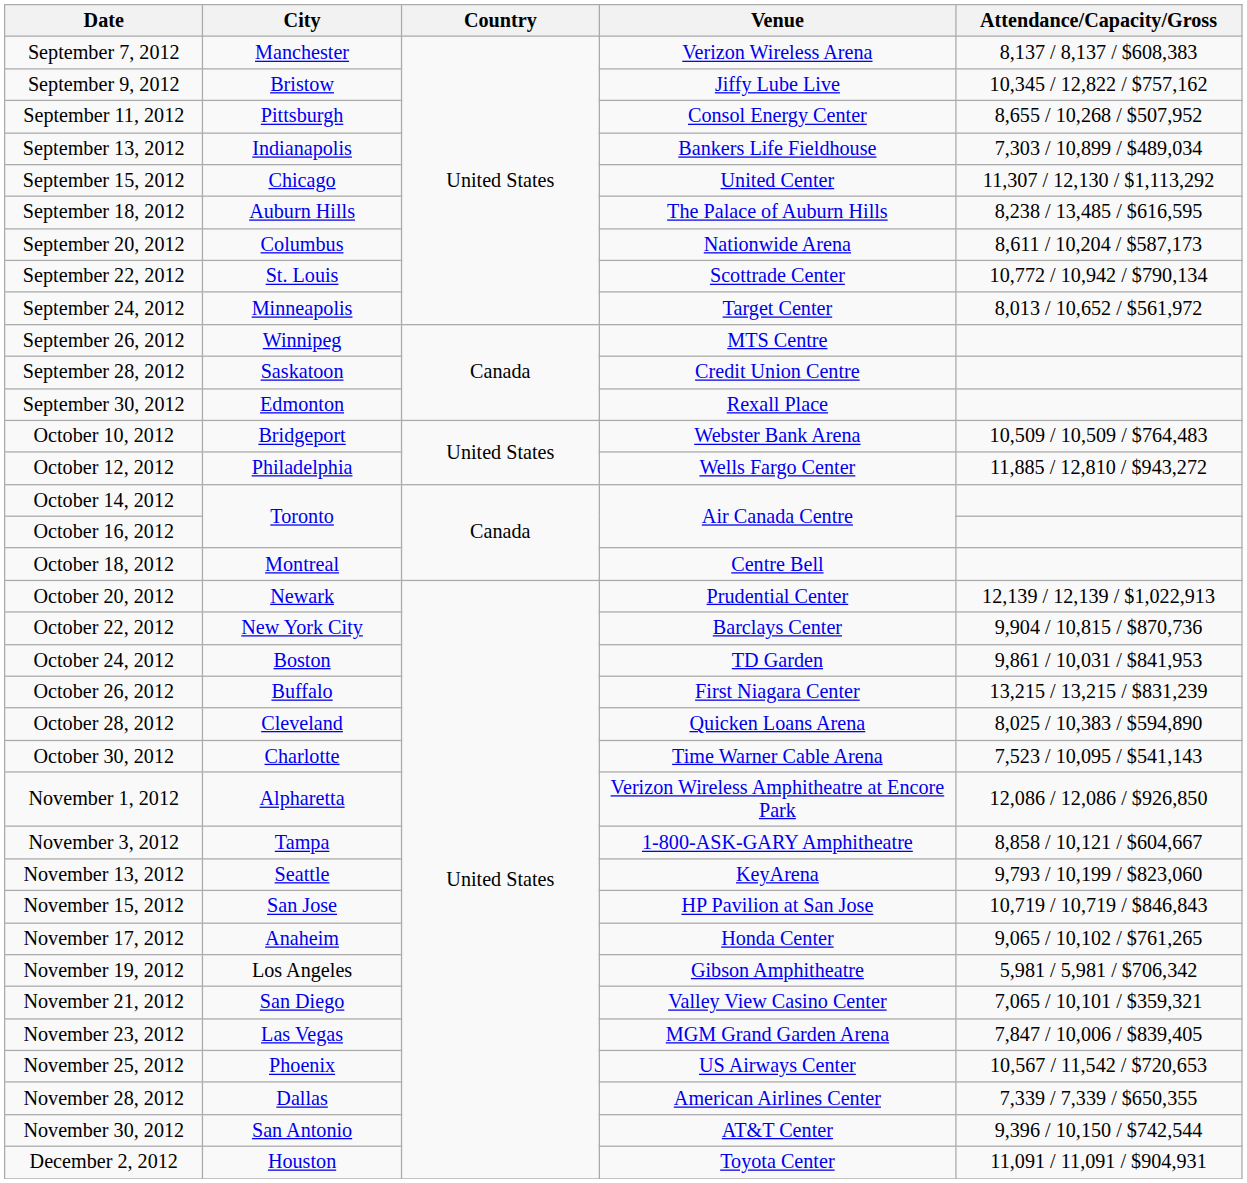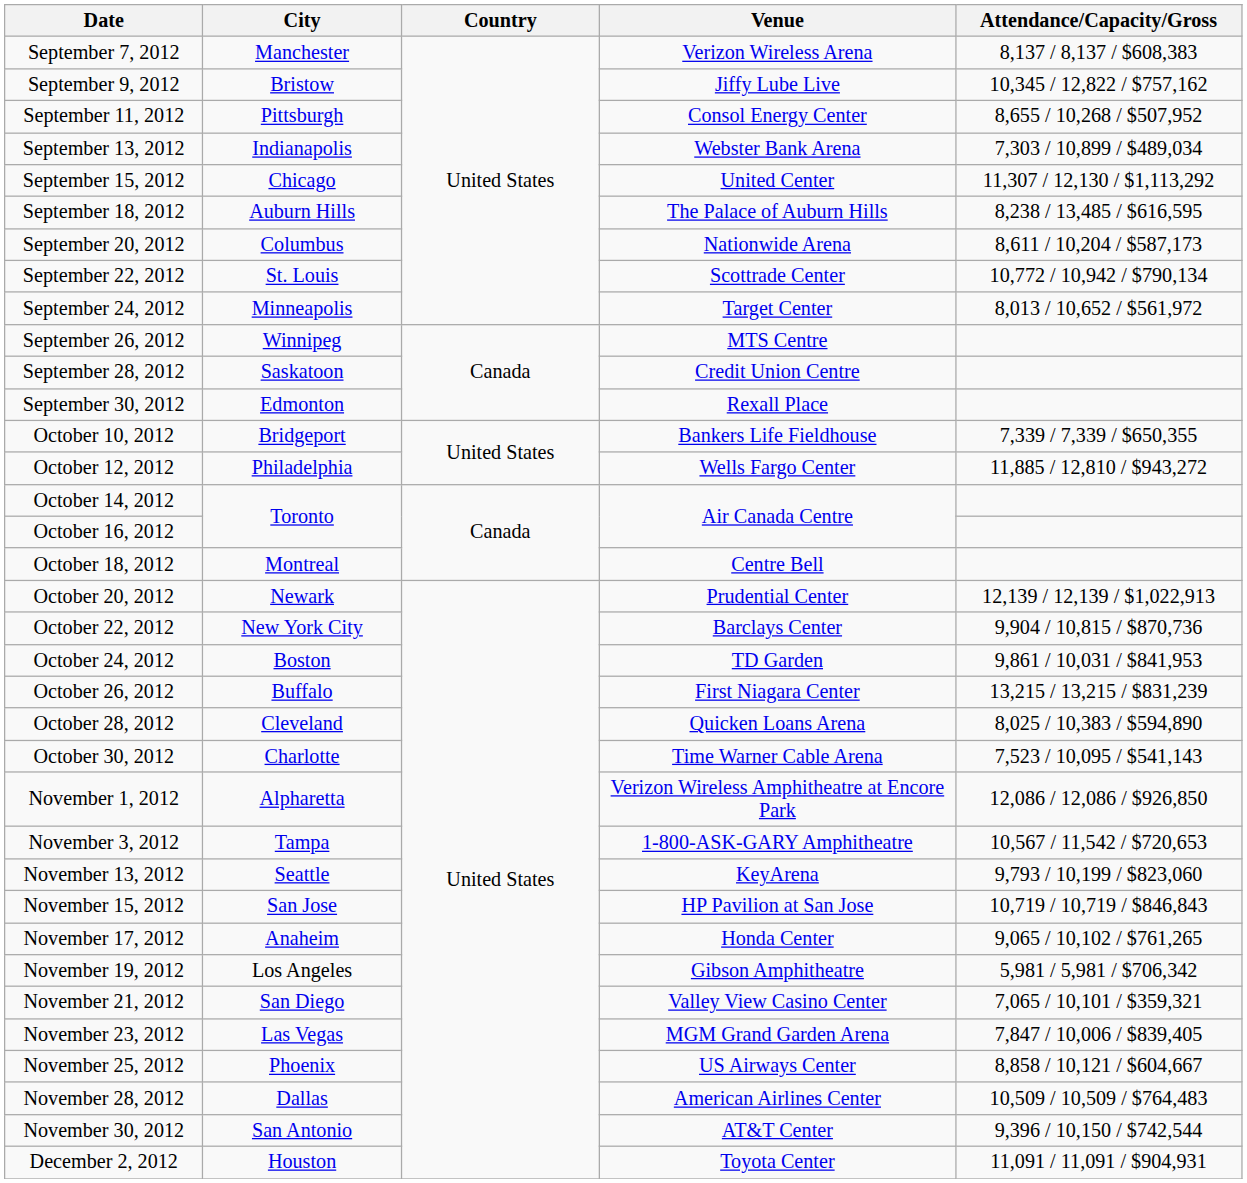(777, 148) Bankers Life Fieldhouse -> (777, 148) Webster Bank Arena
(777, 436) Webster Bank Arena -> (777, 436) Bankers Life Fieldhouse
(1099, 436) 10,509 / 10,509 / $764,483 -> (1099, 436) 7,339 / 7,339 / $650,355
(1099, 842) 8,858 / 10,121 / $604,667 -> (1099, 842) 10,567 / 11,542 / $720,653
(1099, 1066) 10,567 / 11,542 / $720,653 -> (1099, 1066) 8,858 / 10,121 / $604,667
(1099, 1098) 7,339 / 7,339 / $650,355 -> (1099, 1098) 10,509 / 10,509 / $764,483
